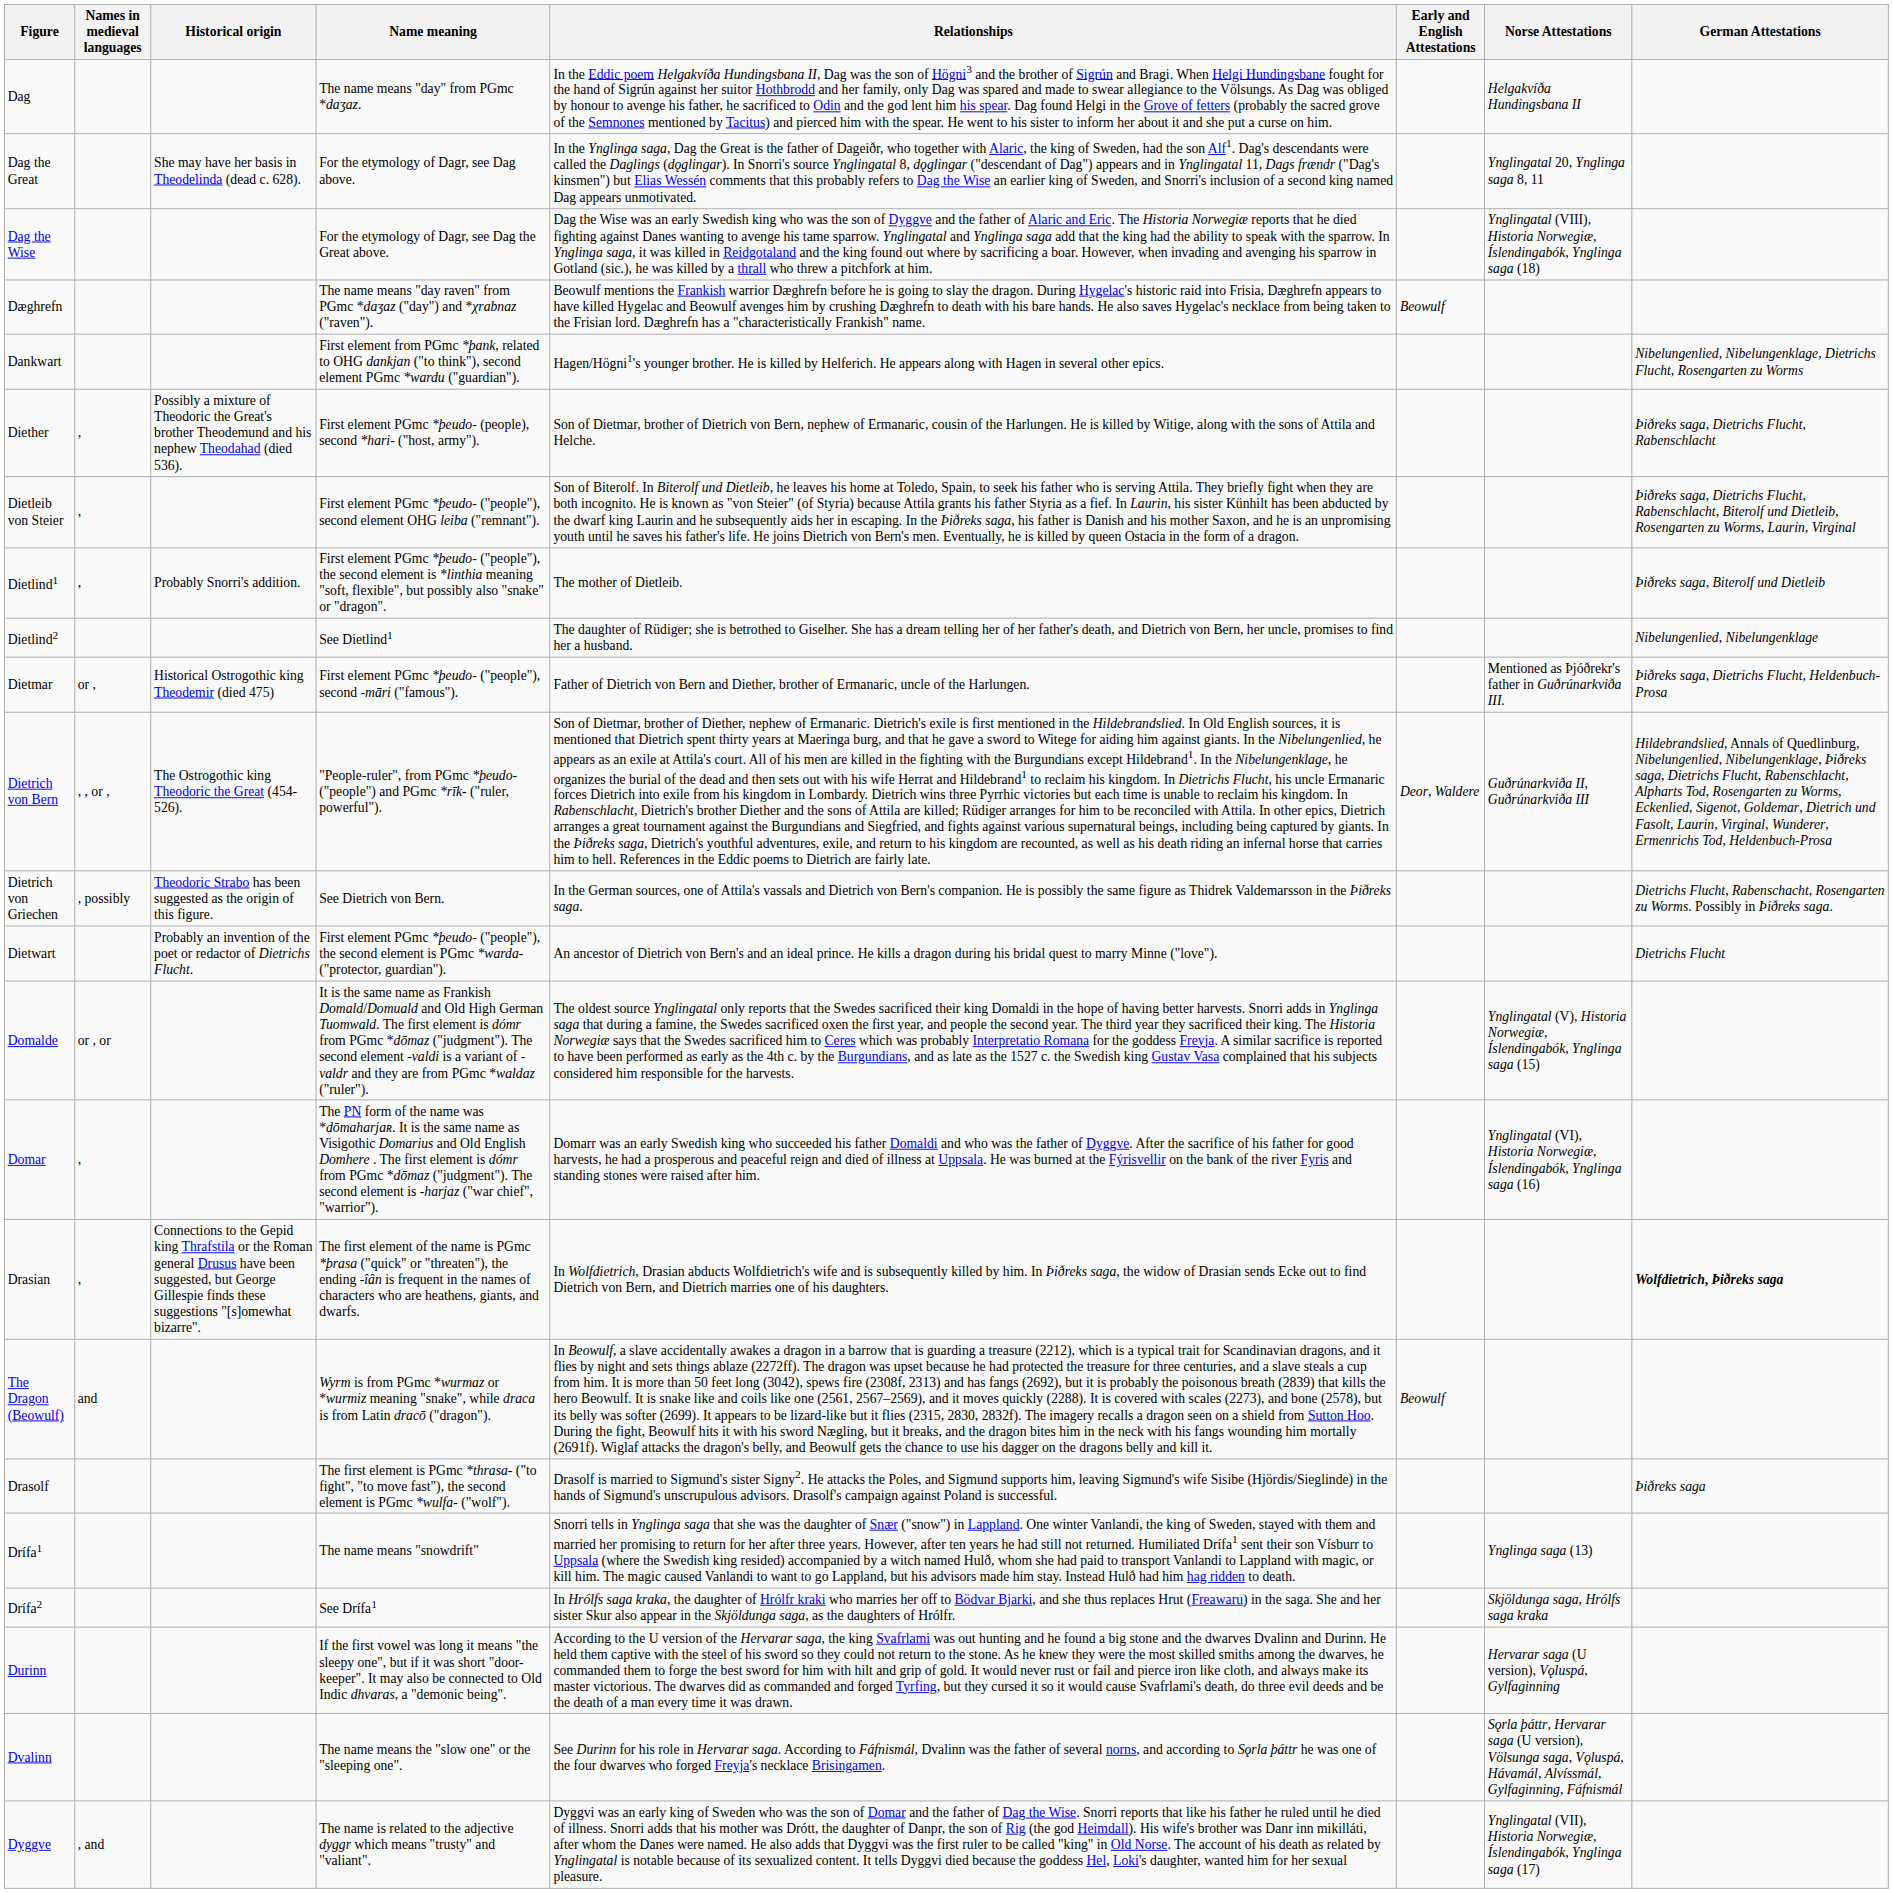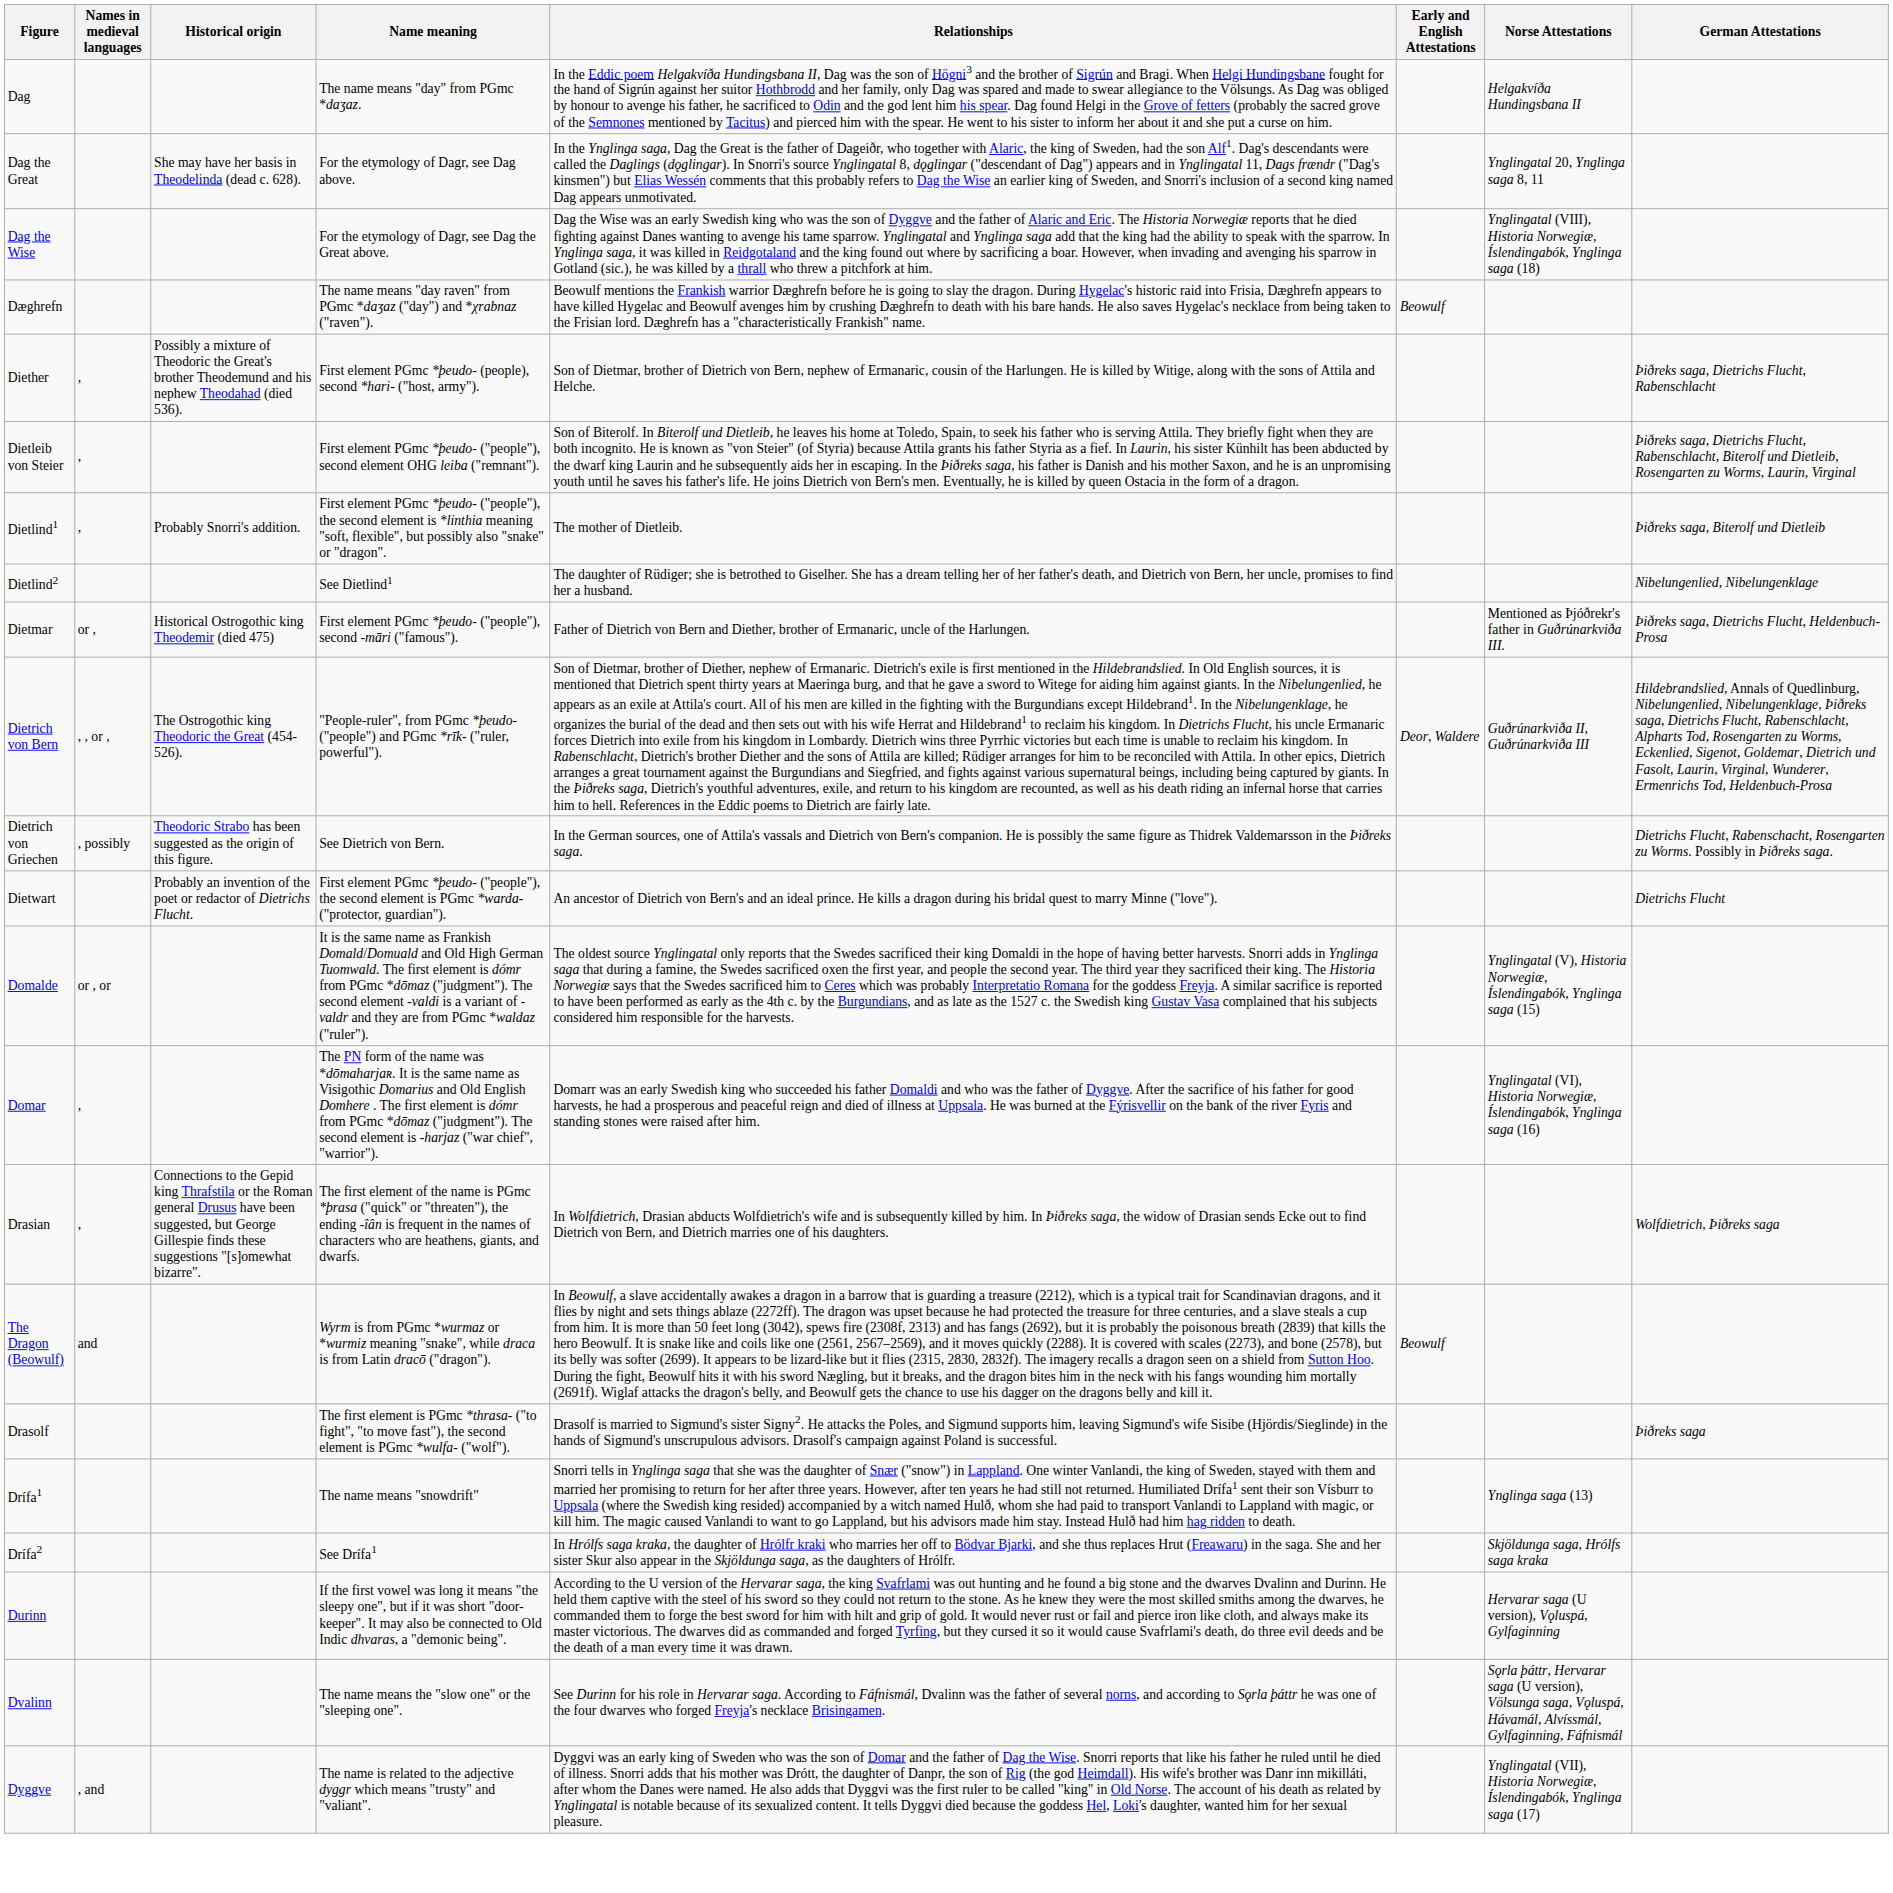- row: (35, 362)
(1709, 1279) bold -> (1707, 1224) normal
